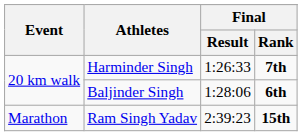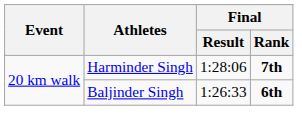(228, 67) 1:26:33 -> (223, 67) 1:28:06
(228, 93) 1:28:06 -> (223, 93) 1:26:33
- row: (142, 118)
